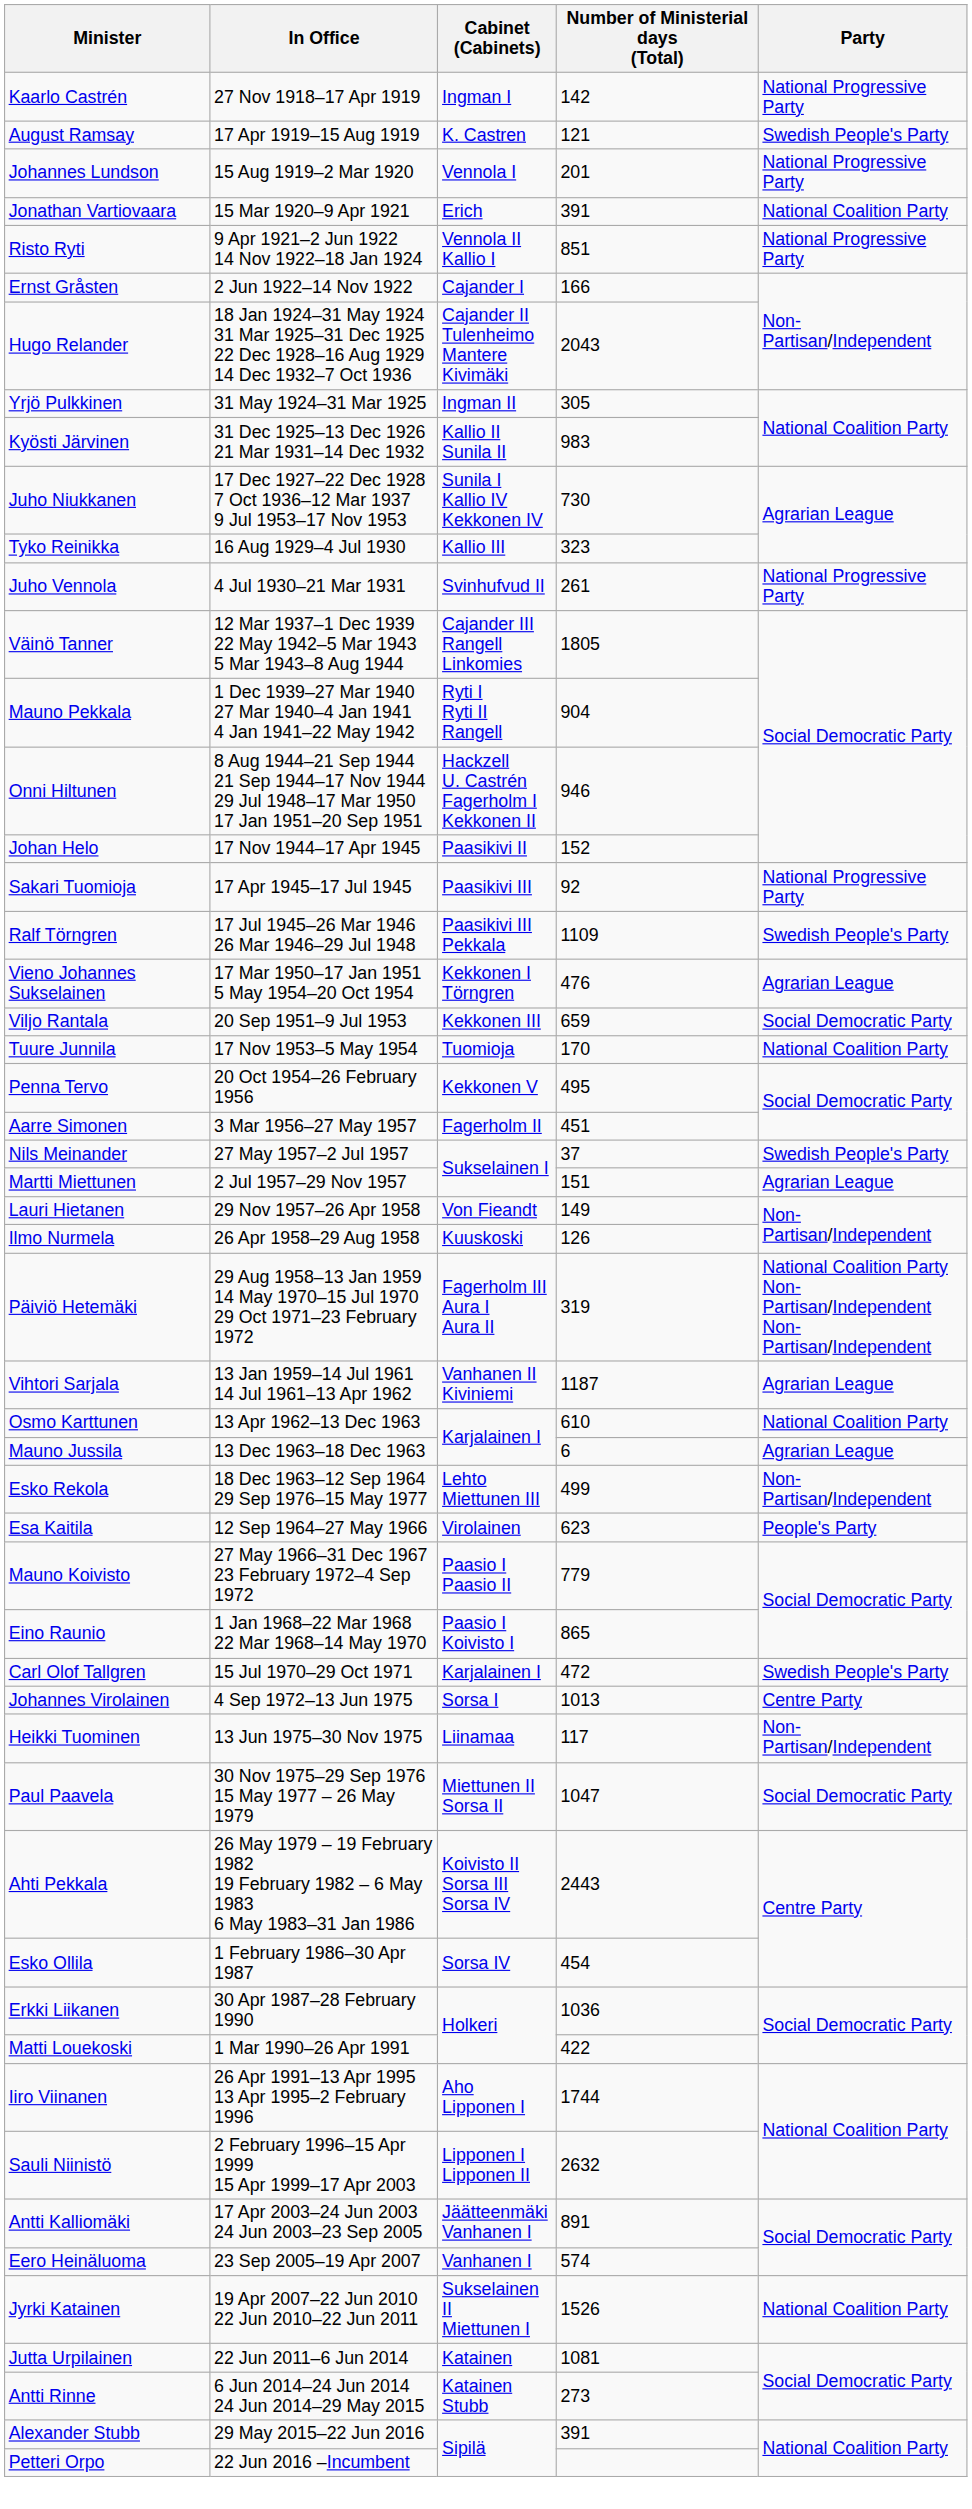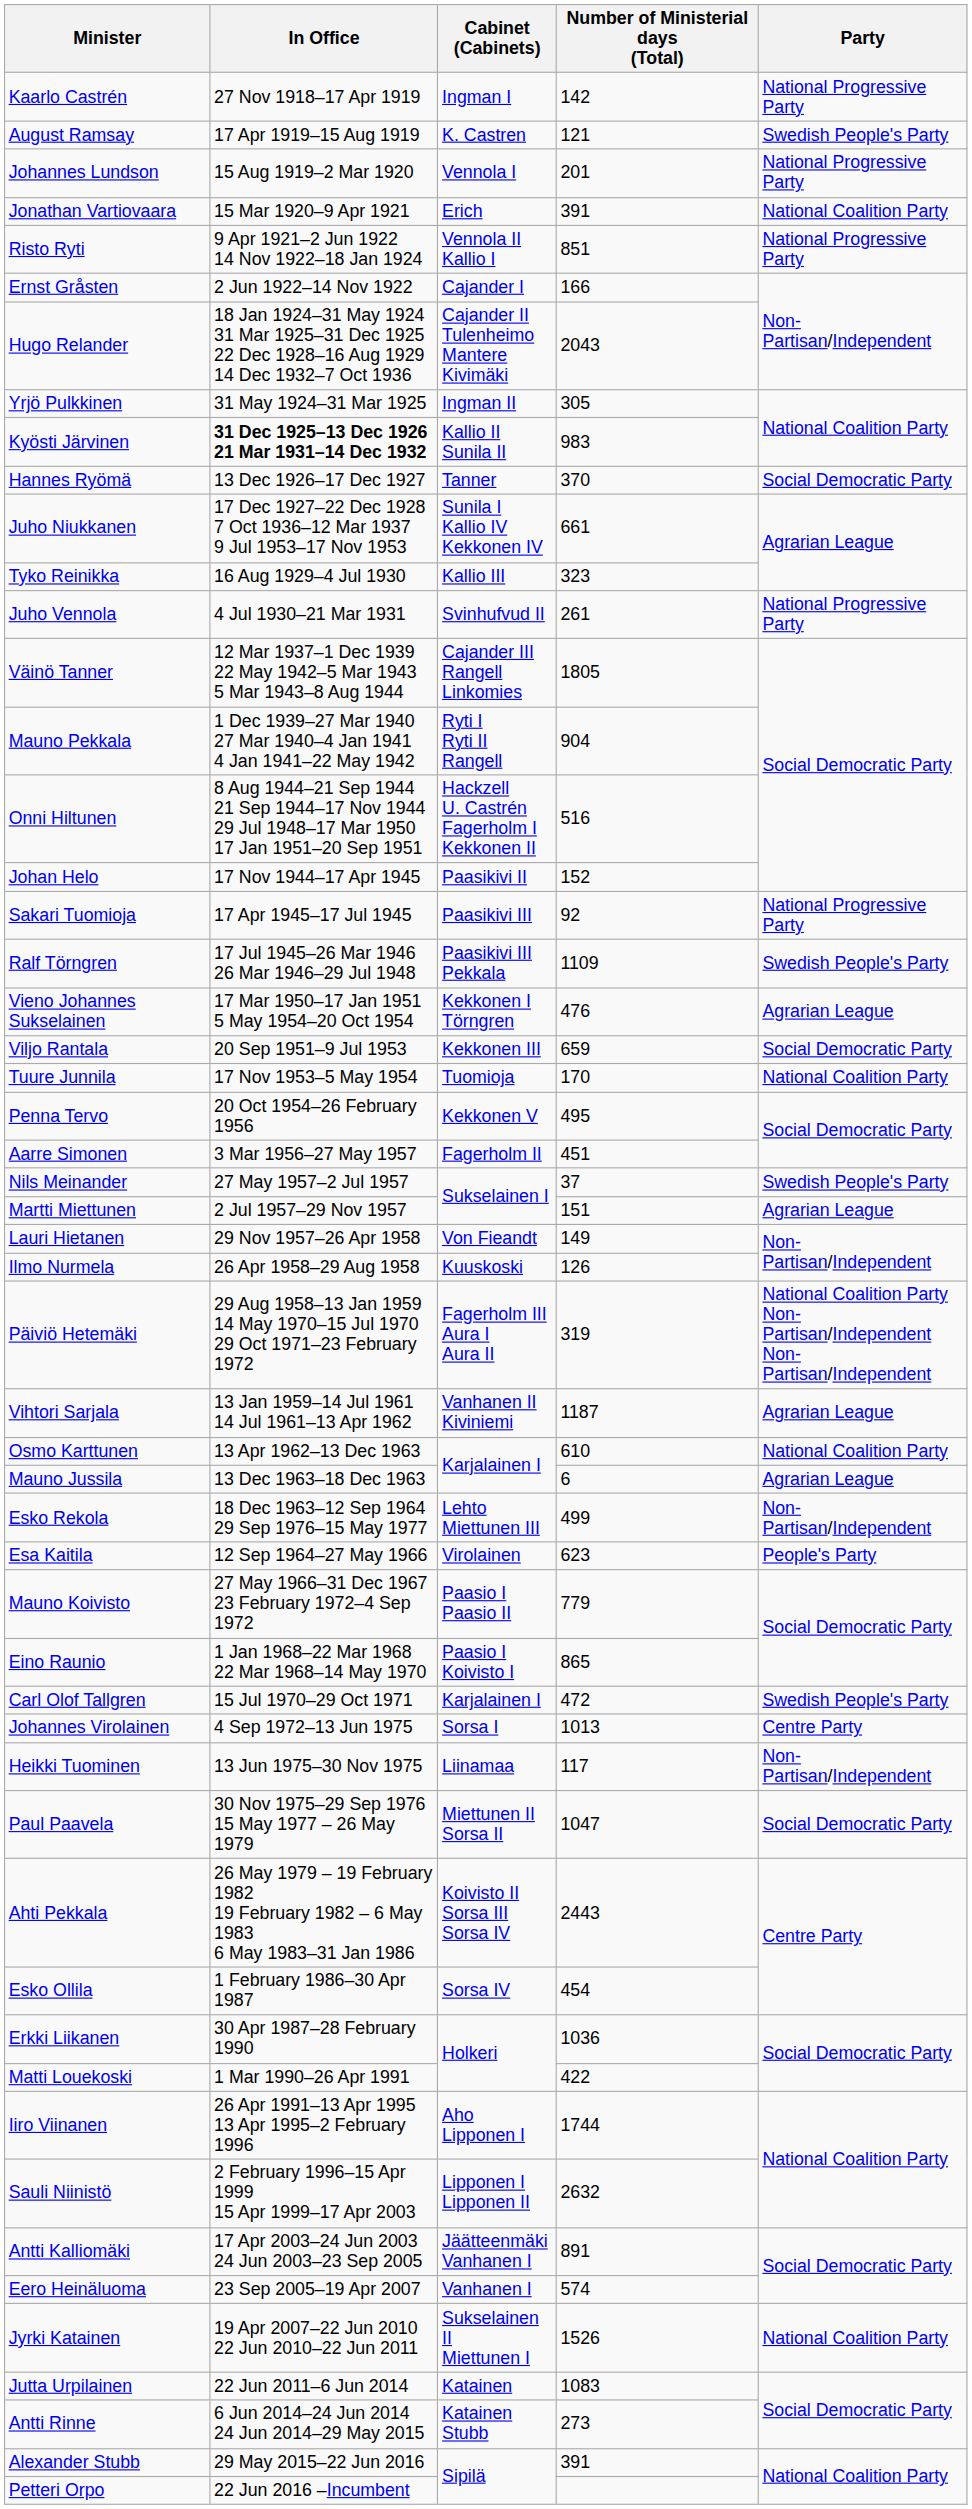(320, 441) normal -> (321, 441) bold
+ row: (70, 480)
(575, 500) 730 -> (575, 528) 661
(575, 790) 946 -> (575, 818) 516
(580, 2357) 1081 -> (580, 2385) 1083
